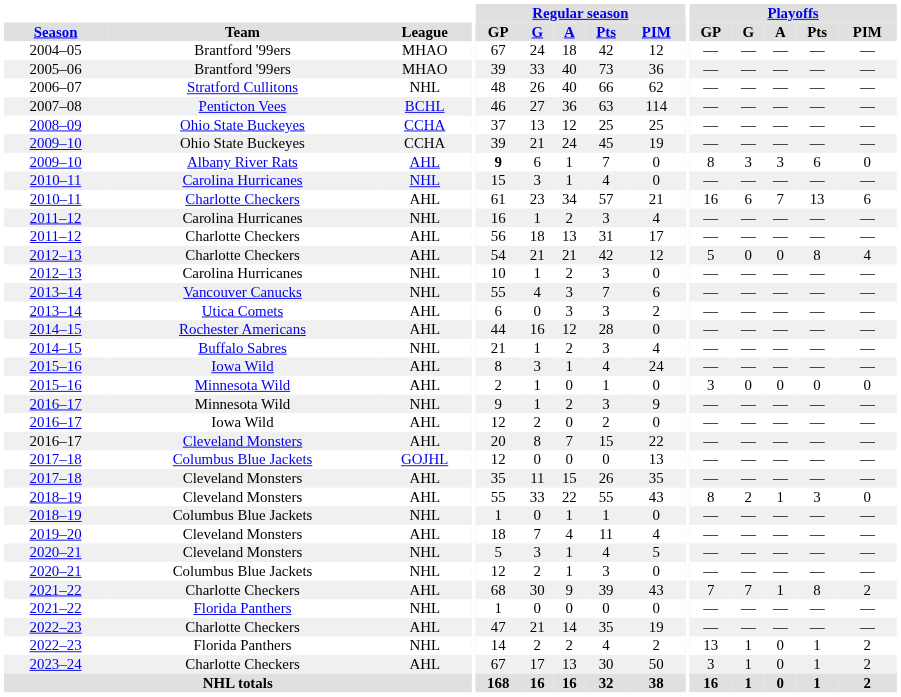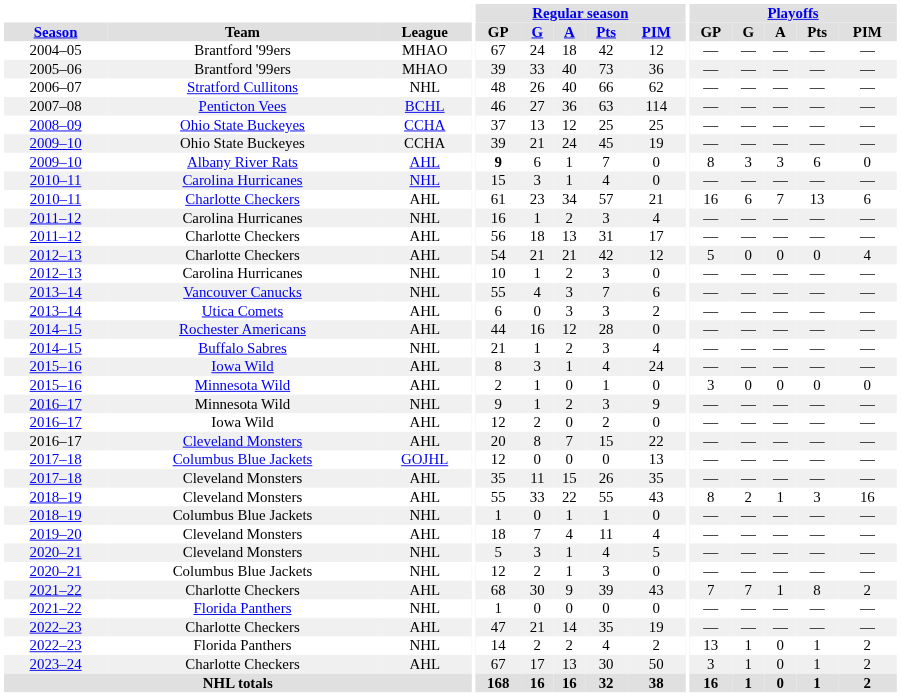(817, 255) 8 -> (817, 255) 0
(867, 496) 0 -> (867, 496) 16
